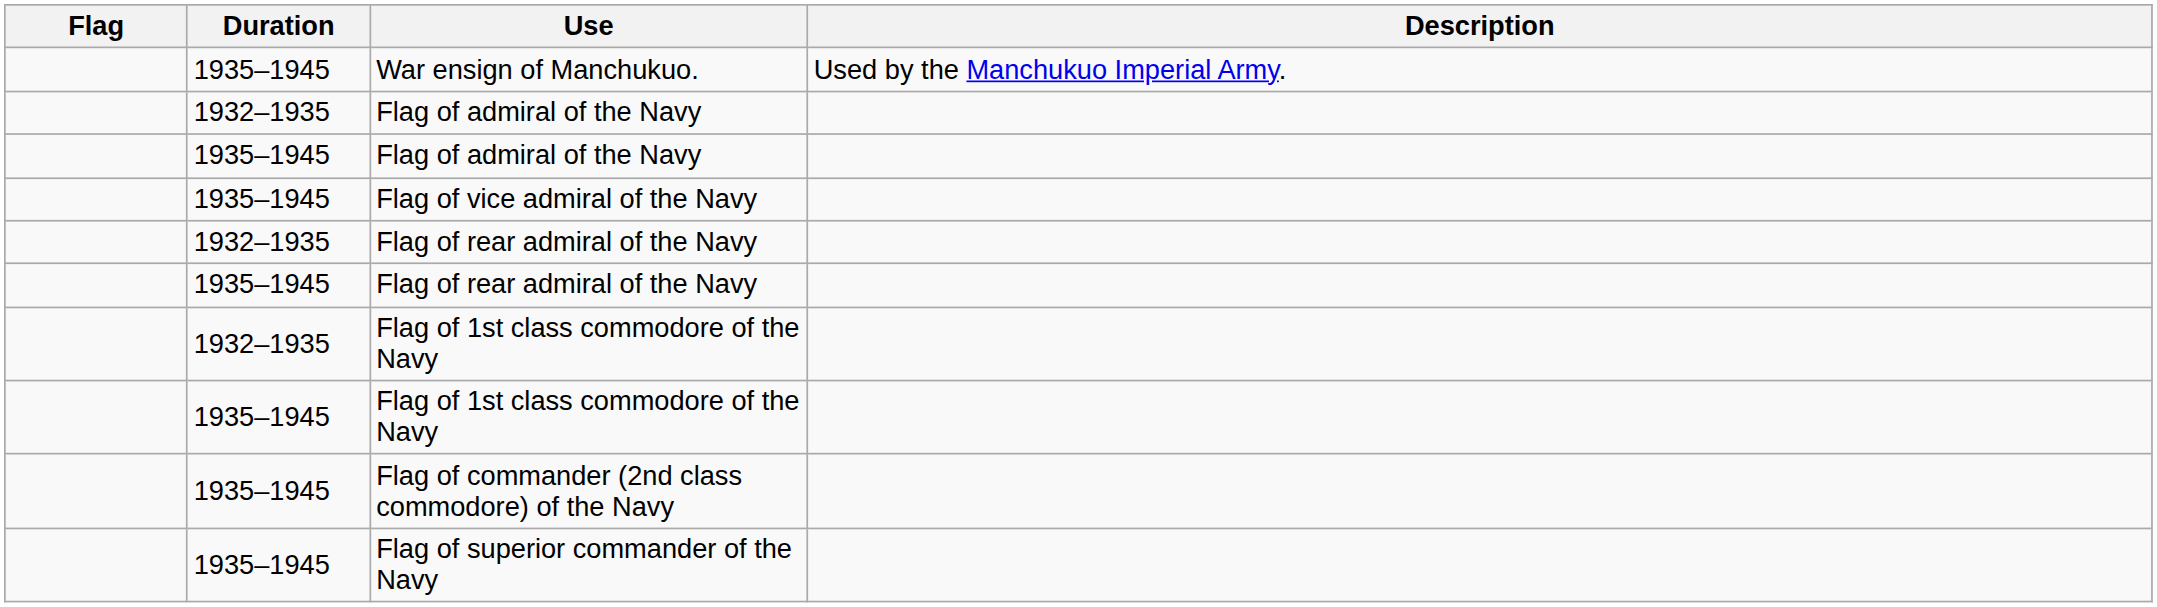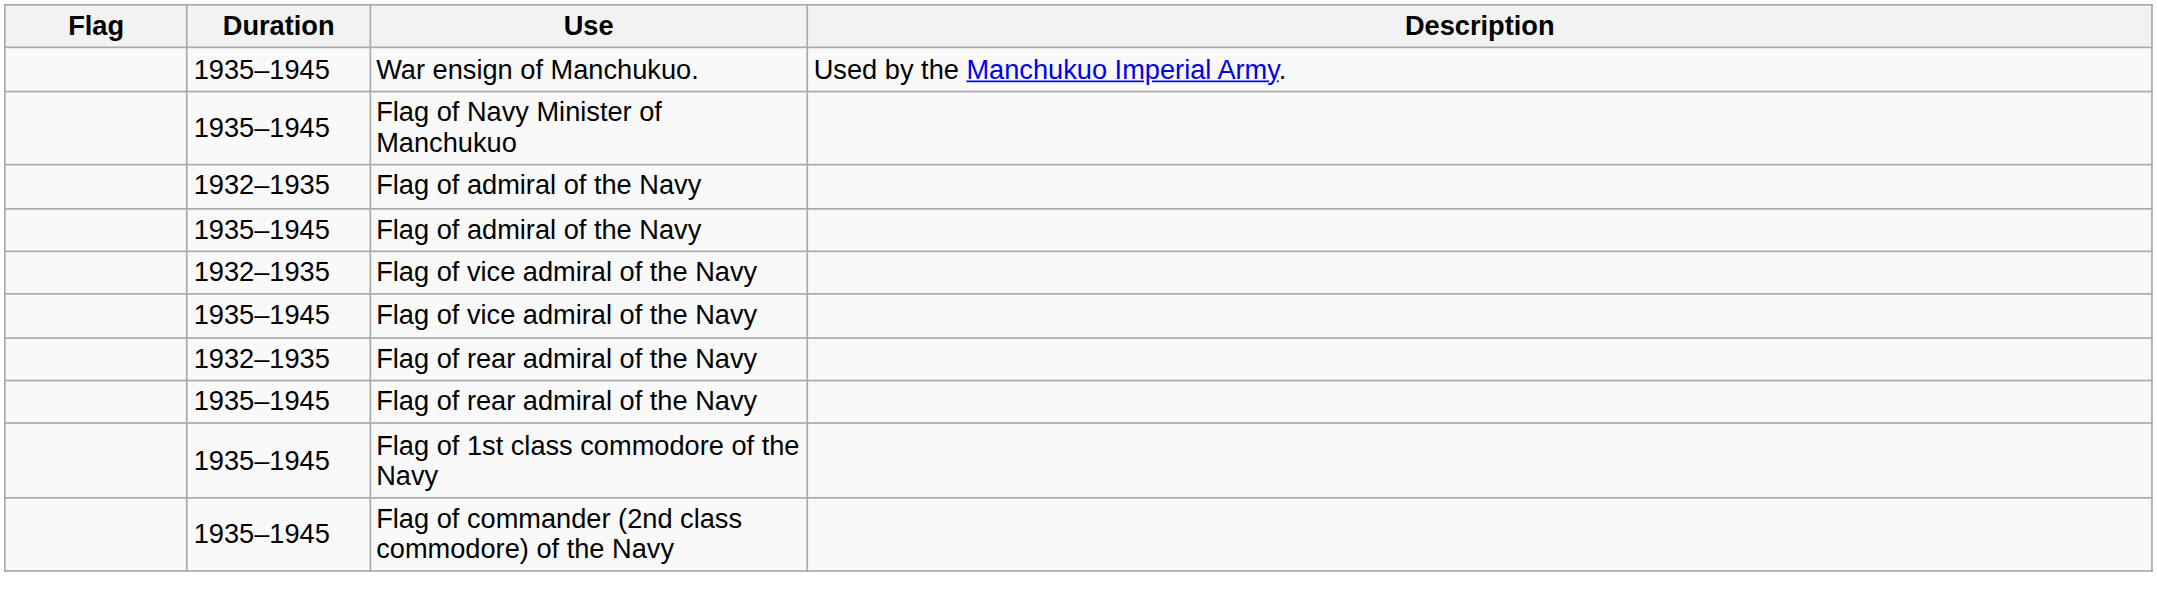+ row: (262, 127)
+ row: (262, 272)
- row: (262, 343)
- row: (262, 564)
